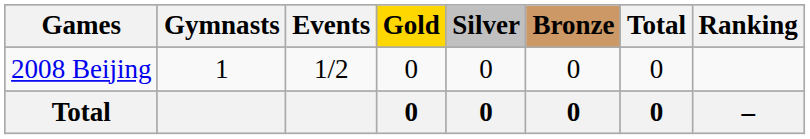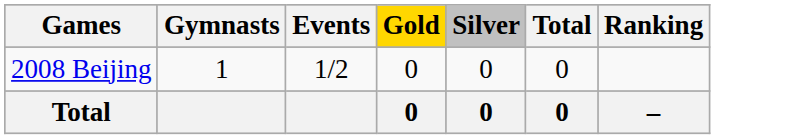- column: (573, 25)
